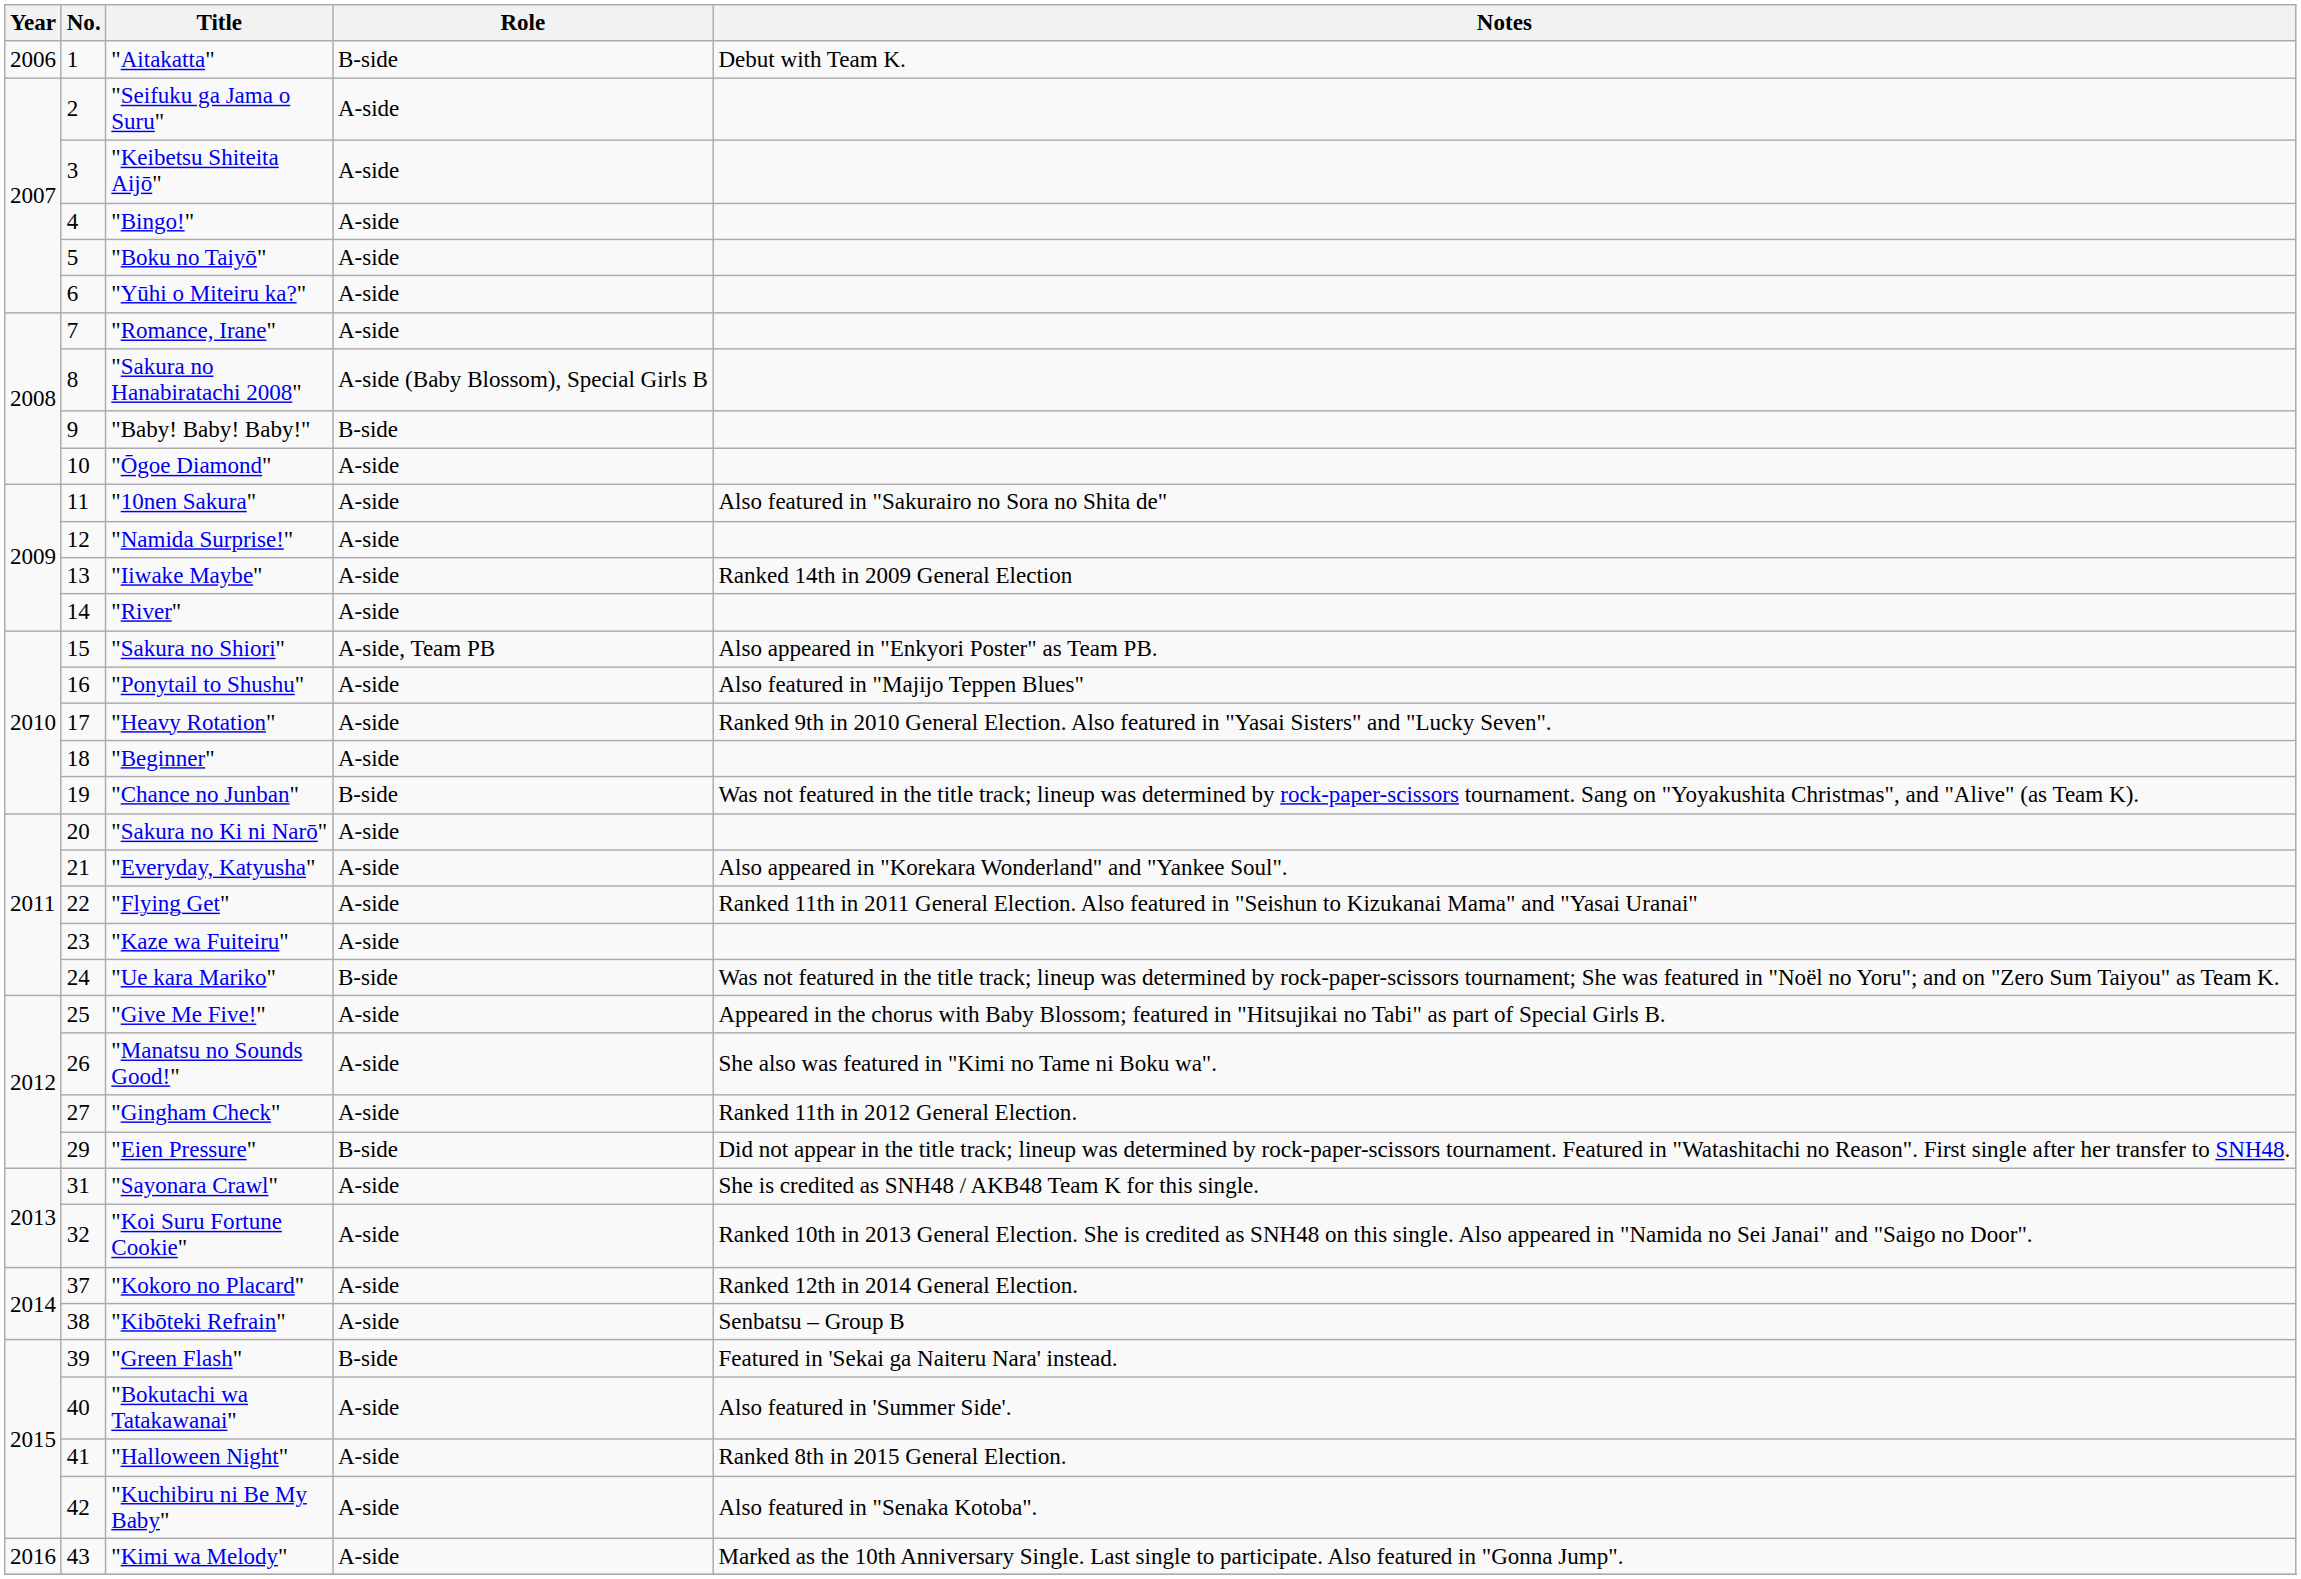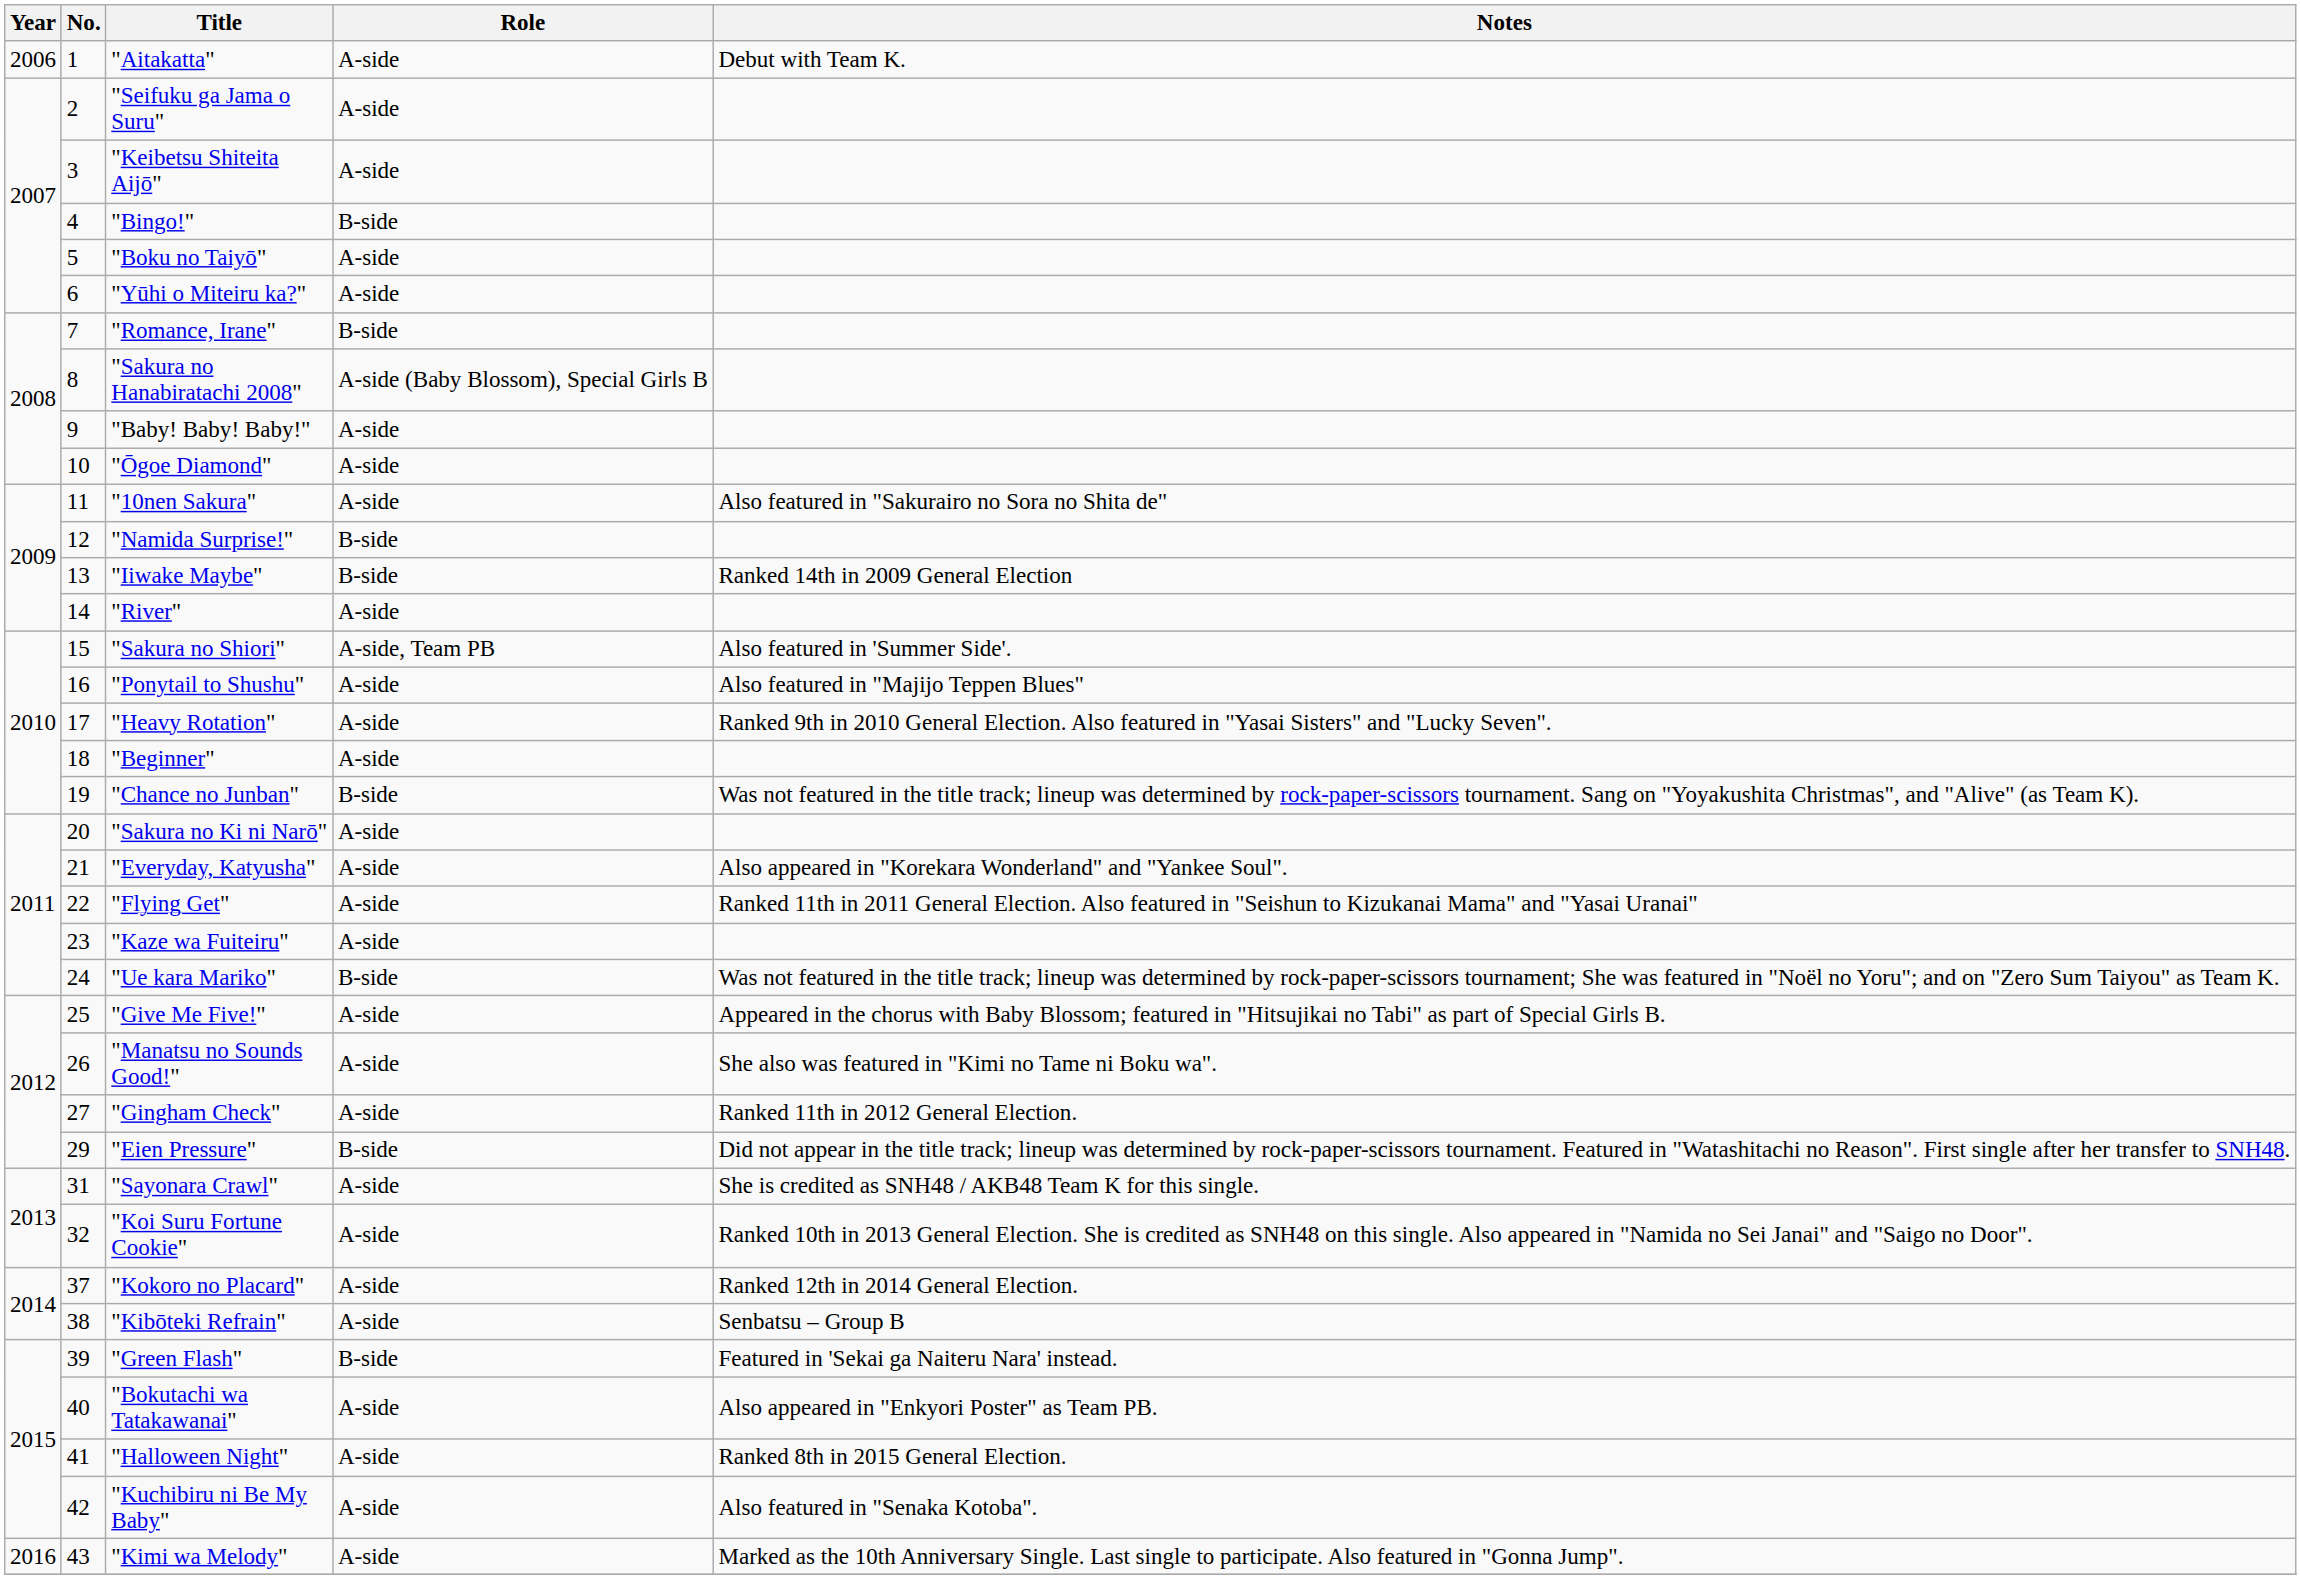(368, 59) B-side -> (369, 59) A-side
(369, 220) A-side -> (368, 220) B-side
(369, 330) A-side -> (368, 330) B-side
(368, 429) B-side -> (369, 429) A-side
(369, 539) A-side -> (368, 539) B-side
(369, 575) A-side -> (368, 575) B-side
(938, 648) Also appeared in "Enkyori Poster" as Team PB. -> (865, 648) Also featured in 'Summer Side'.
(865, 1407) Also featured in 'Summer Side'. -> (938, 1407) Also appeared in "Enkyori Poster" as Team PB.
